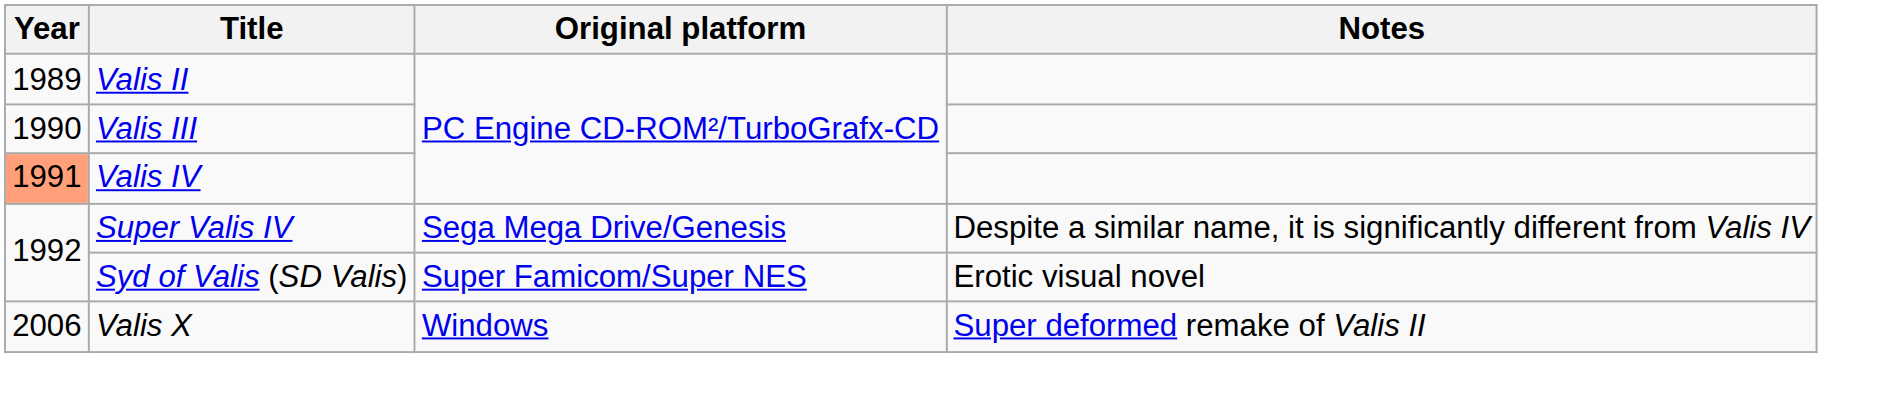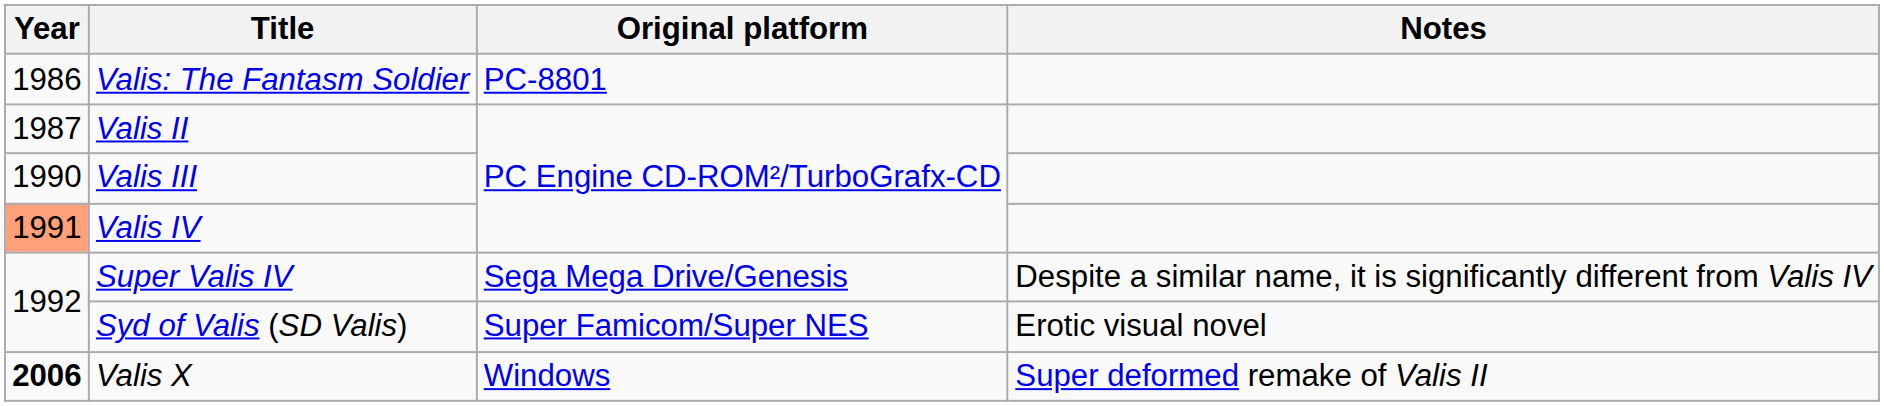+ row: (283, 78)
(47, 78) 1989 -> (47, 128) 1987
(47, 326) normal -> (47, 375) bold
